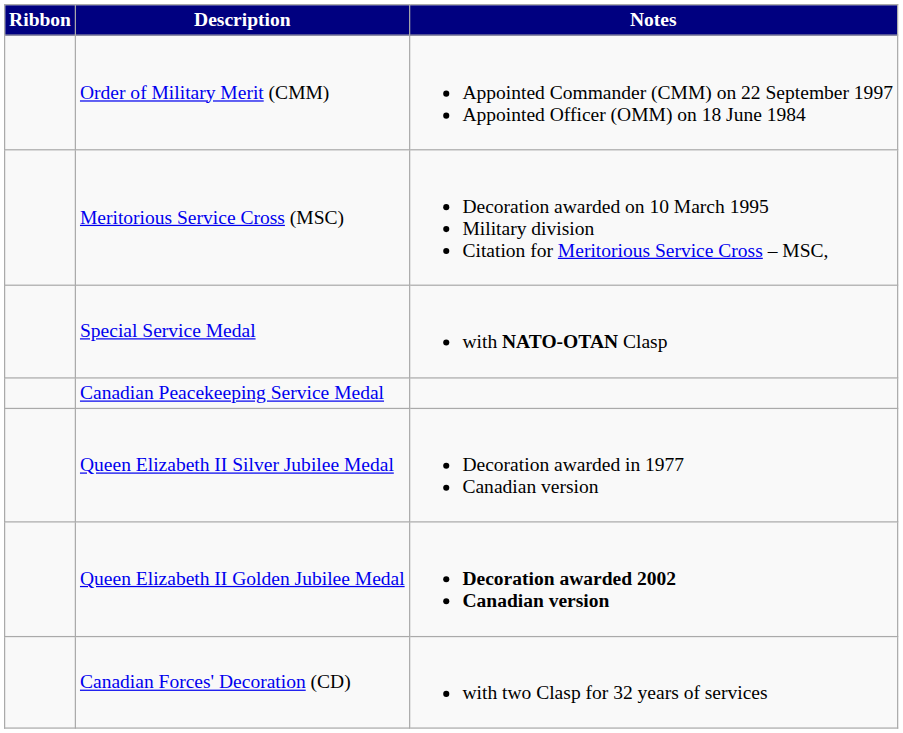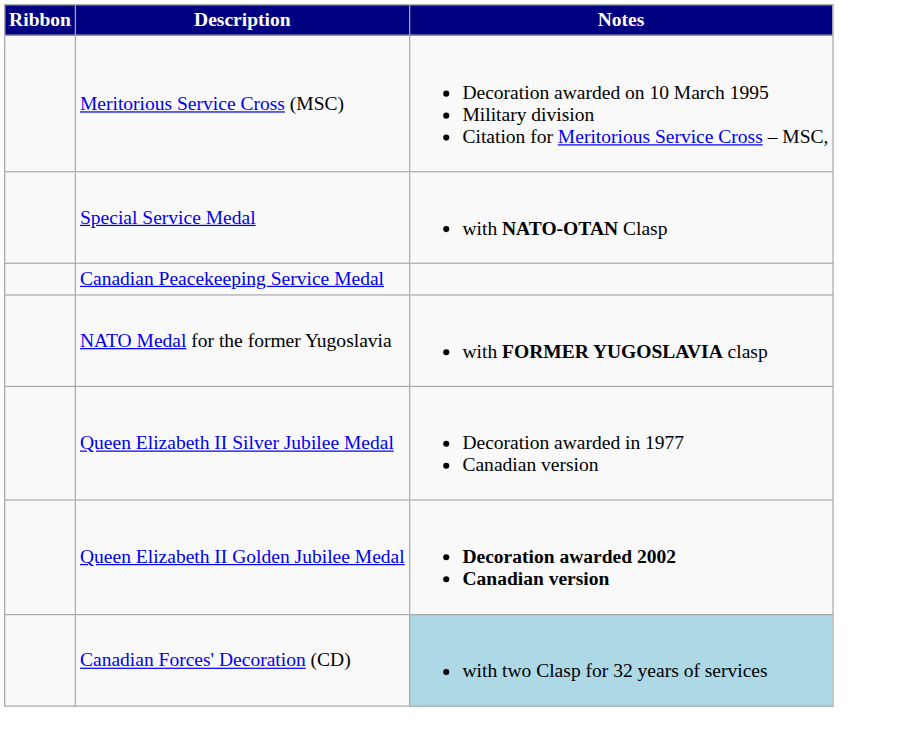- row: (205, 92)
+ row: (236, 340)
(653, 693) no background -> (621, 671) lightblue background
